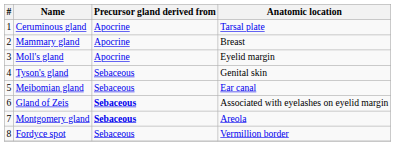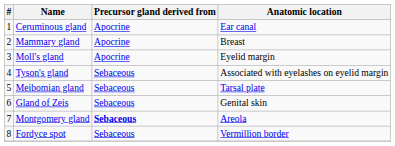(242, 27) Tarsal plate -> (238, 27) Ear canal
(244, 73) Genital skin -> (304, 73) Associated with eyelashes on eyelid margin
(238, 88) Ear canal -> (242, 88) Tarsal plate
(115, 103) bold -> (114, 103) normal
(304, 103) Associated with eyelashes on eyelid margin -> (244, 103) Genital skin
